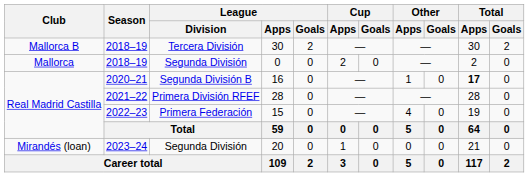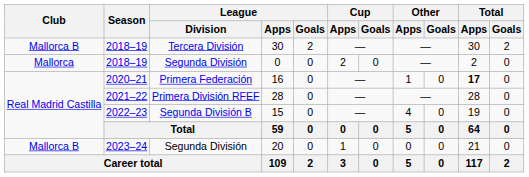(206, 79) Segunda División B -> (206, 79) Primera Federación
(206, 113) Primera Federación -> (206, 113) Segunda División B
(54, 146) Mirandés (loan) -> (54, 146) Mallorca B
